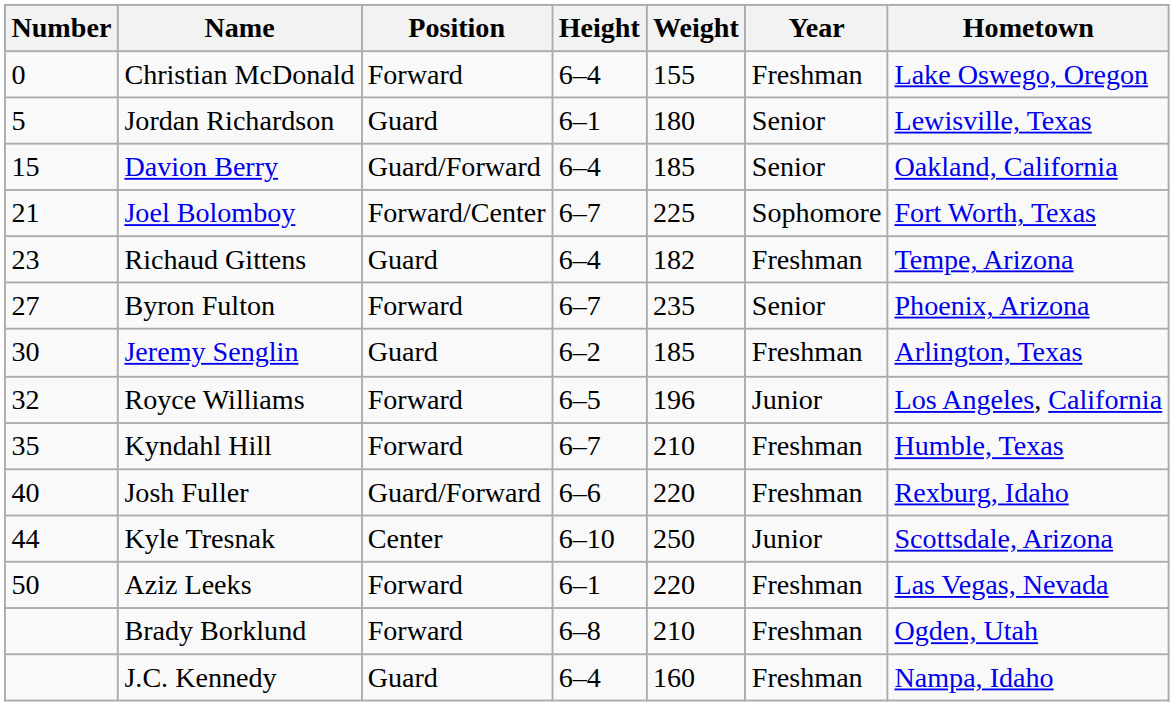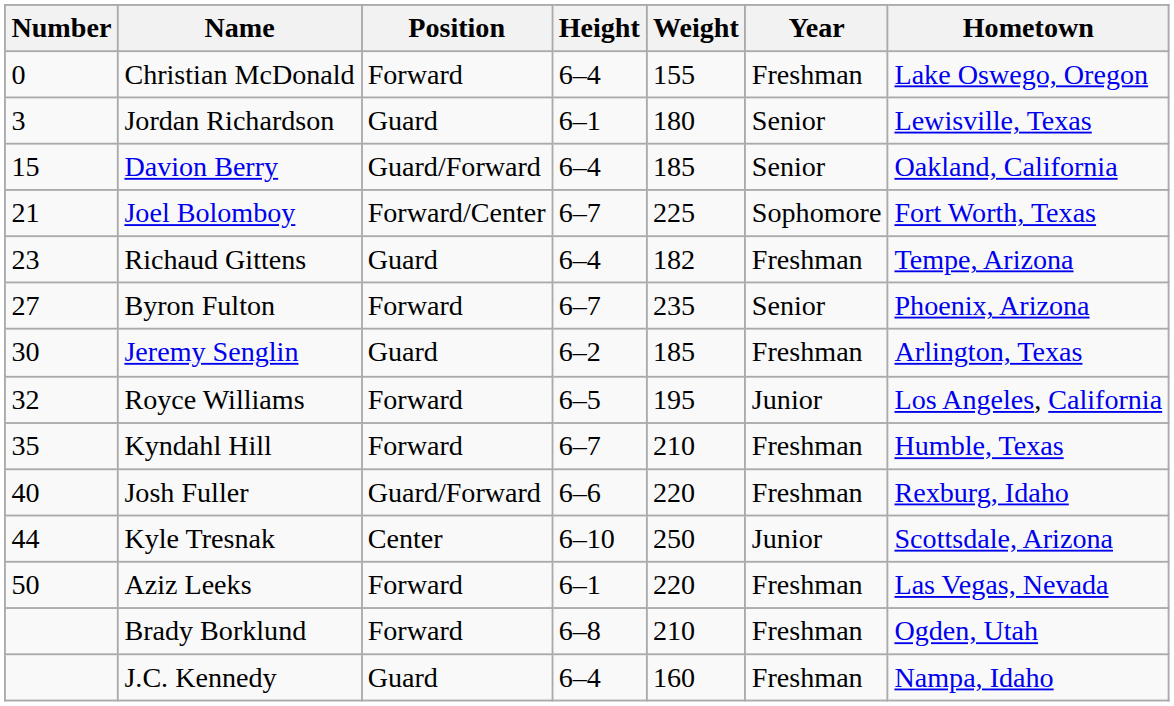(18, 120) 5 -> (18, 120) 3
(674, 398) 196 -> (674, 398) 195
